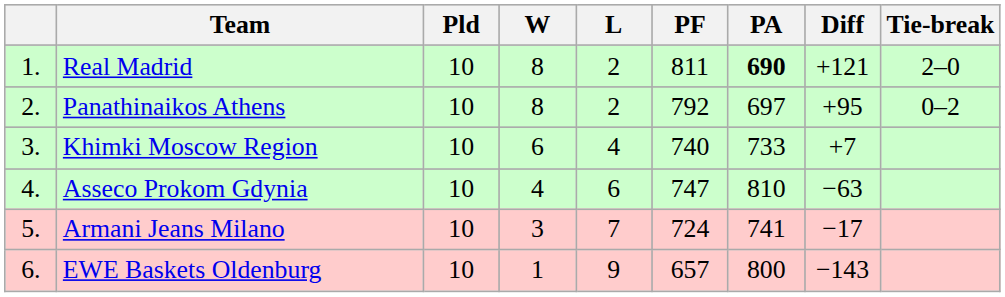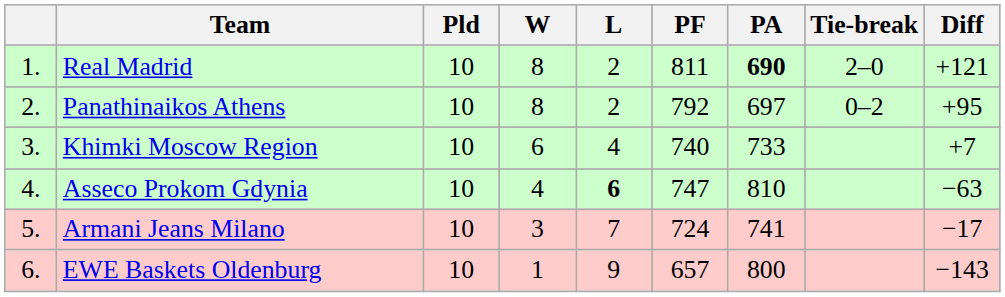columns swapped: (843, 24) <-> (940, 24)
(614, 188) normal -> (614, 188) bold
